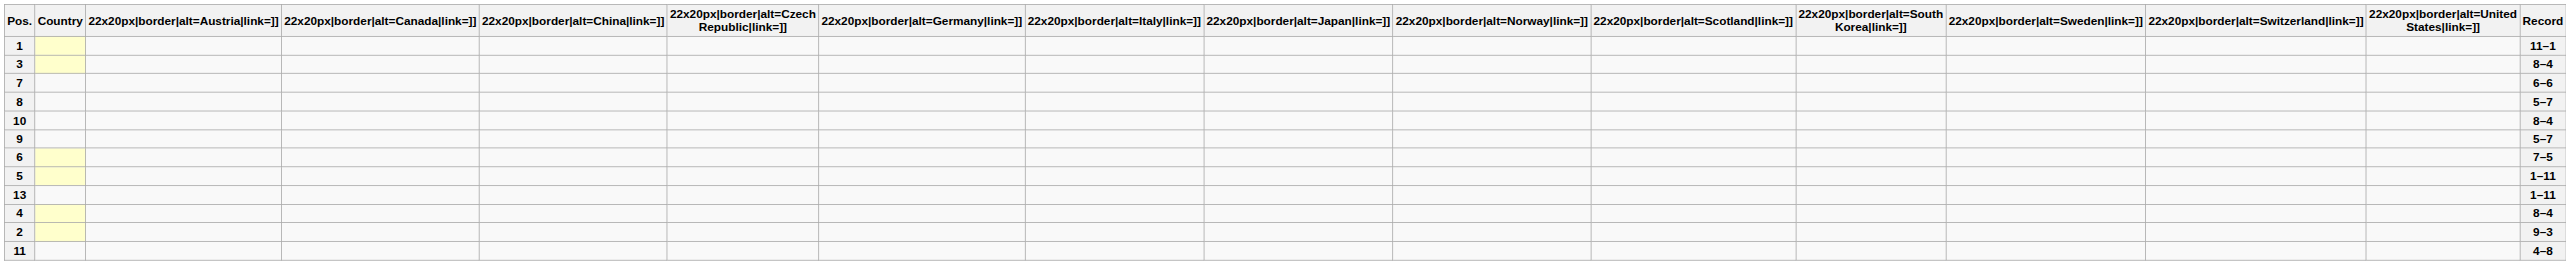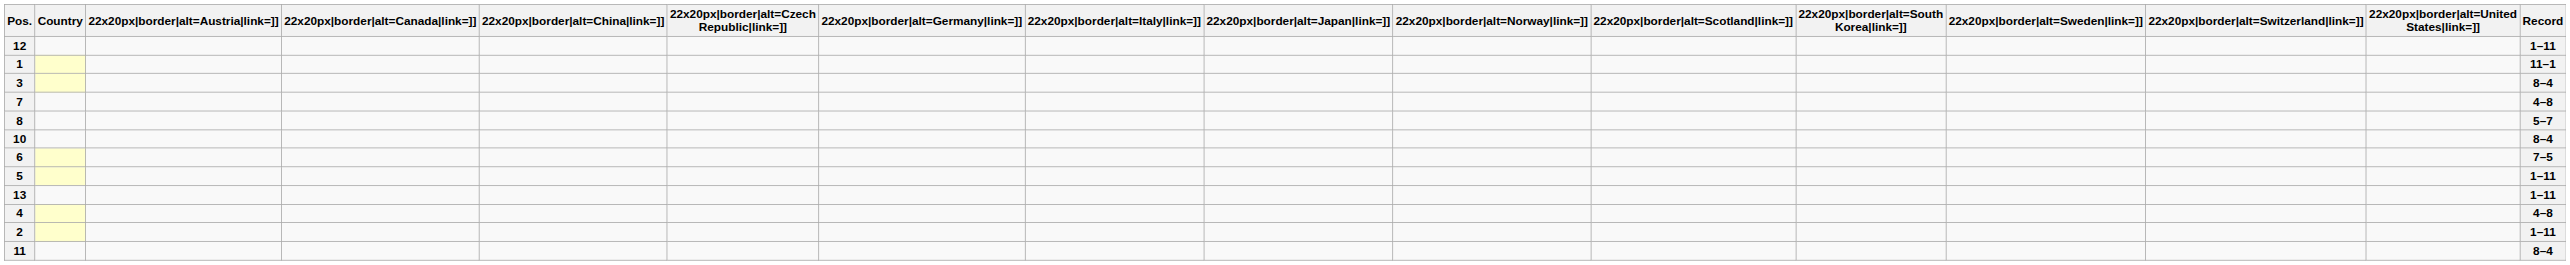+ row: (20, 46)
(2543, 83) 6–6 -> (2543, 102) 4–8
- row: (20, 139)
(2543, 214) 8–4 -> (2543, 214) 4–8
(2543, 232) 9–3 -> (2543, 232) 1–11
(2543, 251) 4–8 -> (2543, 251) 8–4
